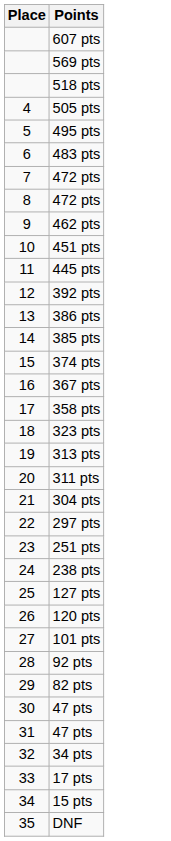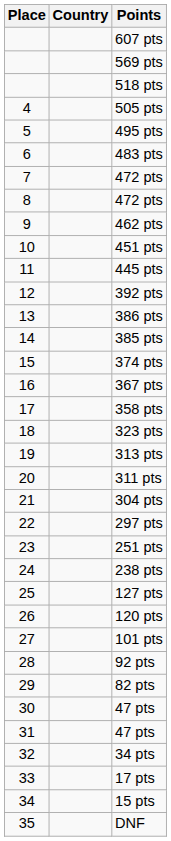+ column: (80, 16)
